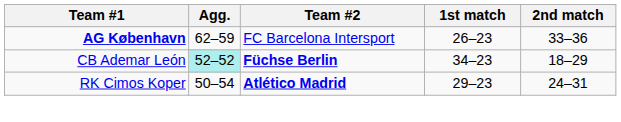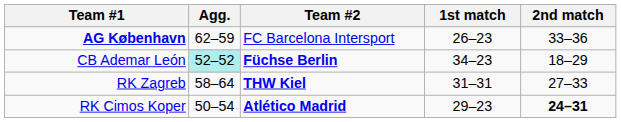+ row: (151, 83)
(568, 83) normal -> (568, 106) bold
